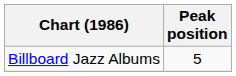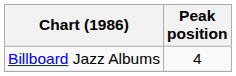(197, 58) 5 -> (197, 58) 4
